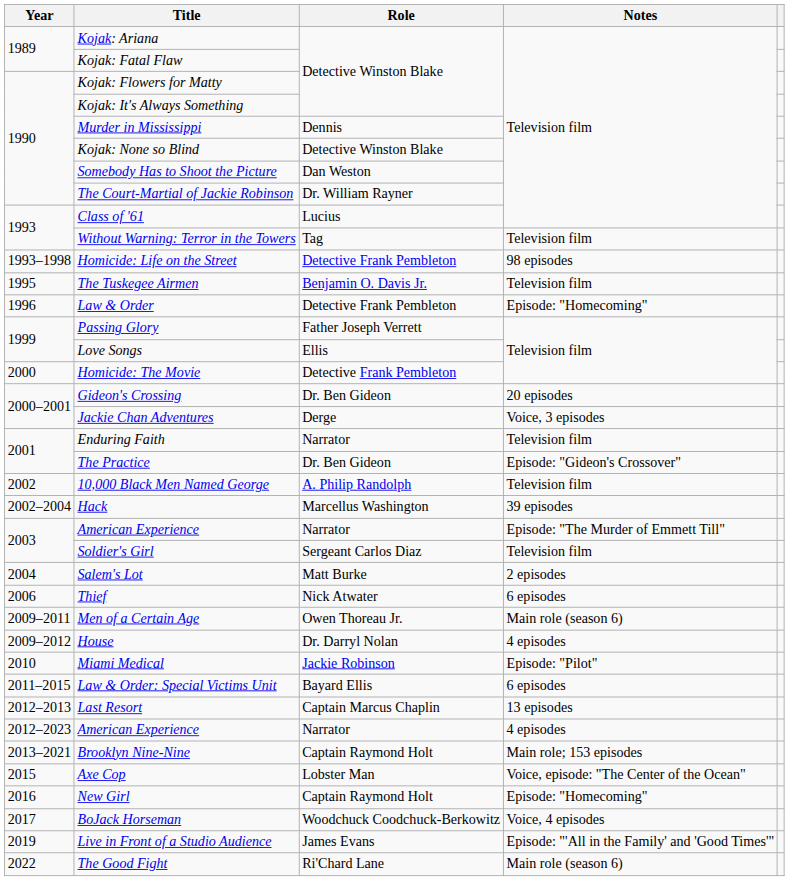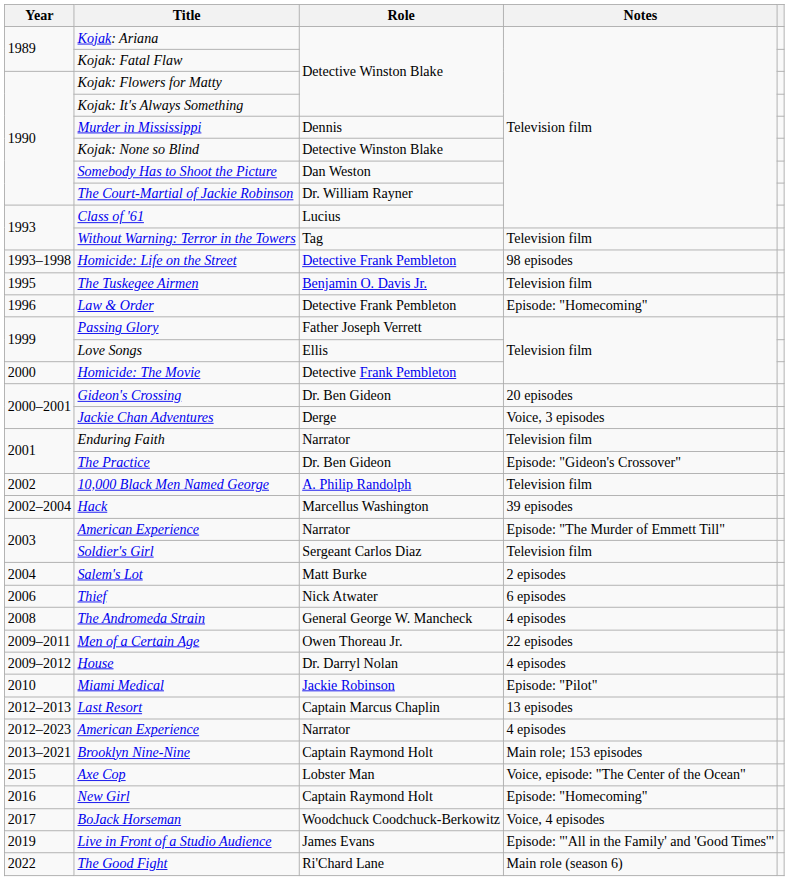+ row: (22, 618)
(565, 618) Main role (season 6) -> (540, 640) 22 episodes
- row: (39, 685)
